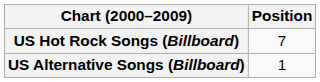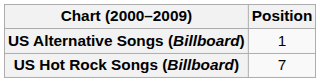rows swapped: (126, 65) <-> (126, 41)
